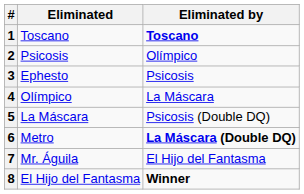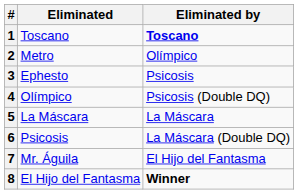(44, 55) Psicosis -> (37, 55) Metro
(180, 96) La Máscara -> (208, 96) Psicosis (Double DQ)
(208, 117) Psicosis (Double DQ) -> (180, 117) La Máscara
(37, 138) Metro -> (44, 138) Psicosis
(221, 138) bold -> (218, 138) normal
